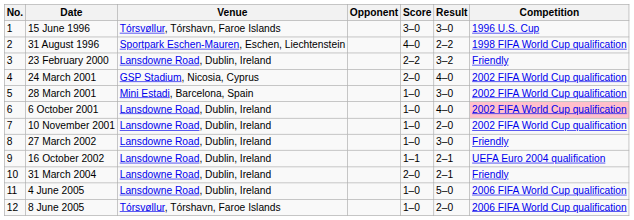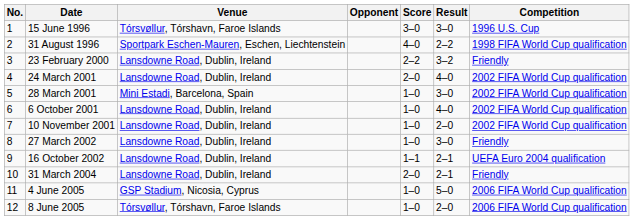(189, 77) GSP Stadium, Nicosia, Cyprus -> (195, 77) Lansdowne Road, Dublin, Ireland
(549, 110) pink background -> (549, 110) no background
(195, 191) Lansdowne Road, Dublin, Ireland -> (189, 191) GSP Stadium, Nicosia, Cyprus
